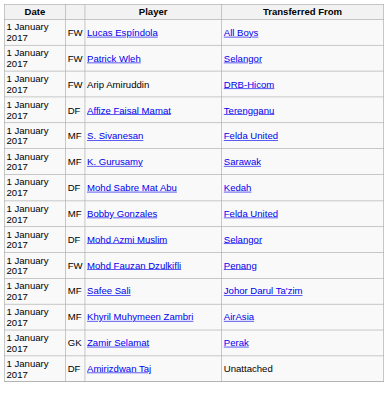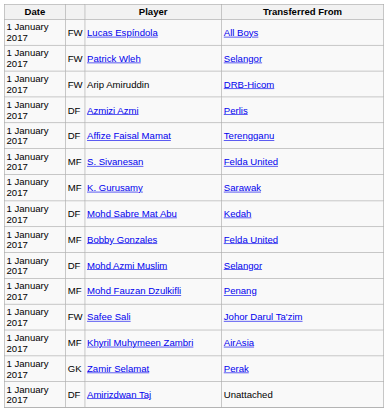+ row: (113, 110)
(75, 265) FW -> (75, 291) MF
(75, 291) MF -> (75, 317) FW
